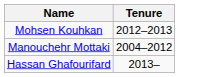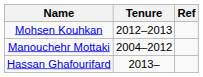+ column: (186, 13)
